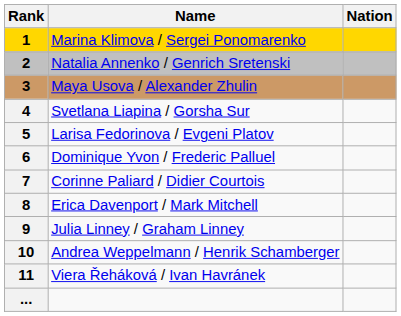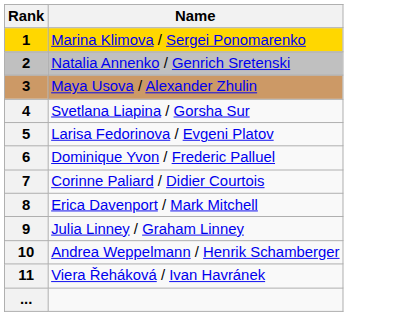- column: (370, 16)
